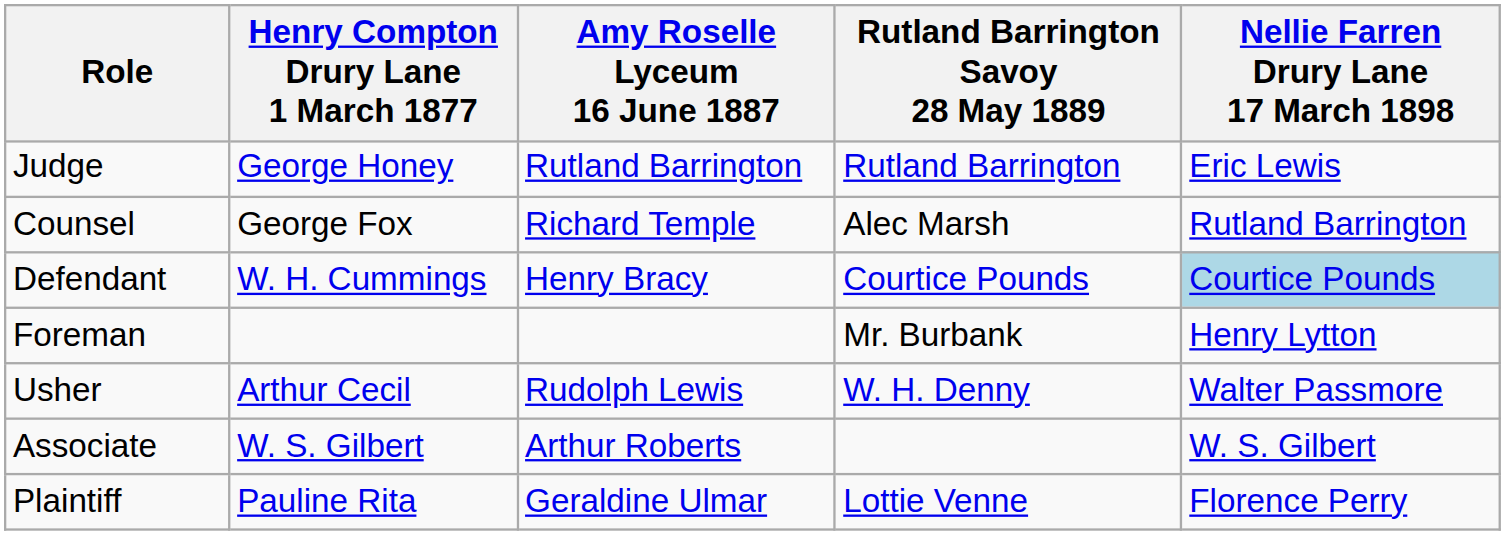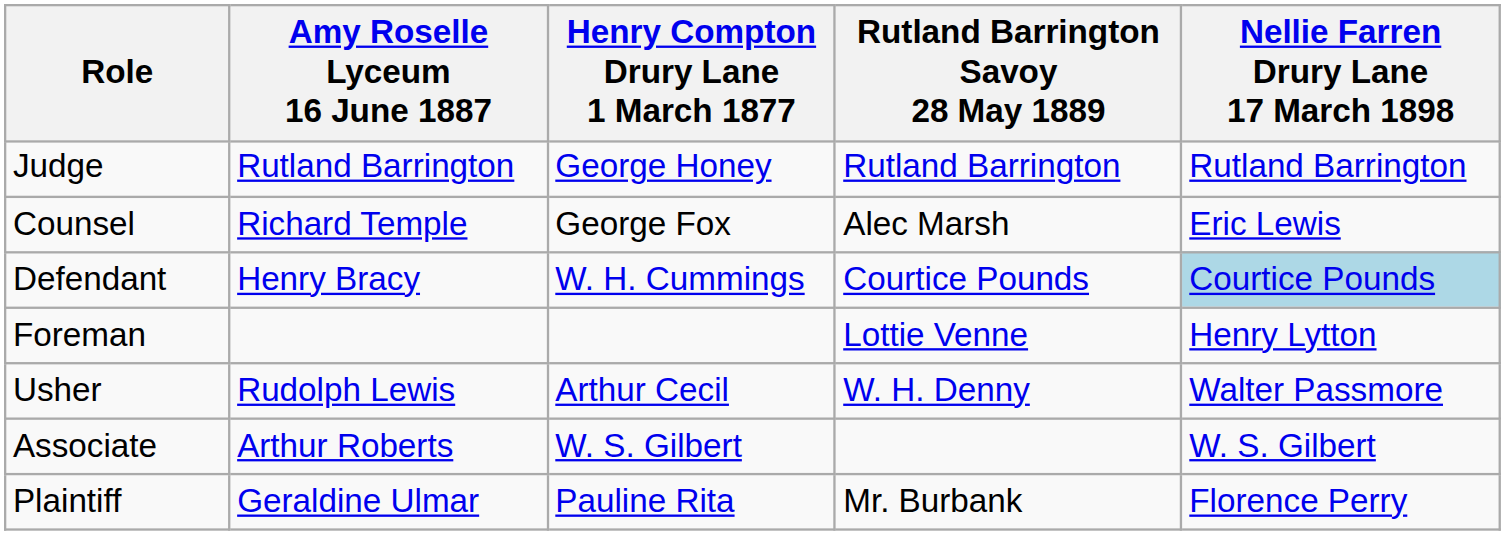columns swapped: (373, 72) <-> (676, 72)
(1265, 167) Eric Lewis -> (1328, 167) Rutland Barrington
(1328, 223) Rutland Barrington -> (1265, 223) Eric Lewis
(933, 334) Mr. Burbank -> (936, 334) Lottie Venne
(936, 500) Lottie Venne -> (933, 500) Mr. Burbank
